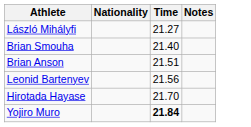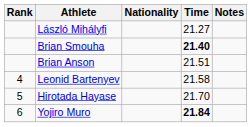+ column: (20, 12)
(166, 46) normal -> (197, 46) bold
(166, 79) 21.56 -> (197, 79) 21.58
